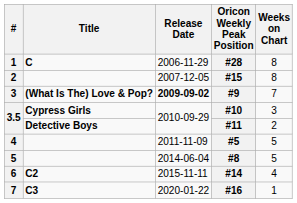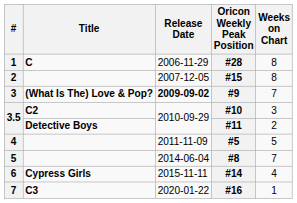(58, 110) Cypress Girls -> (32, 110) C2
(274, 158) 5 -> (274, 158) 7
(32, 174) C2 -> (58, 174) Cypress Girls
